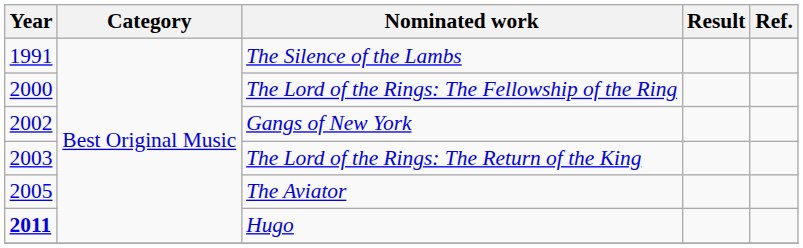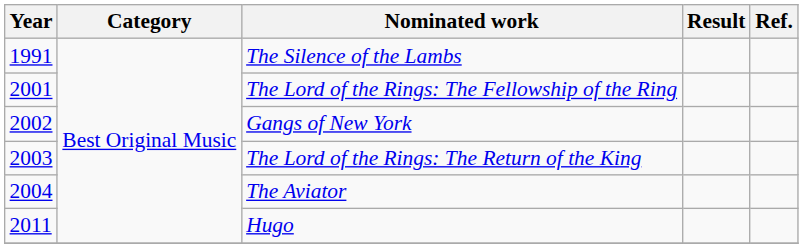(31, 89) 2000 -> (31, 89) 2001
(31, 191) 2005 -> (31, 191) 2004
(30, 225) bold -> (31, 225) normal
